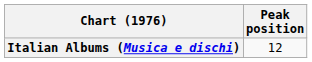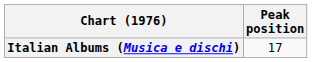(275, 48) 12 -> (275, 48) 17
